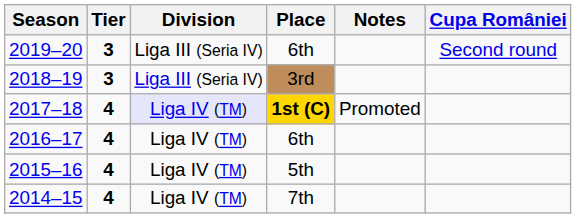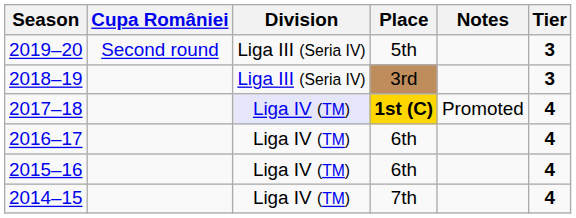columns swapped: (108, 20) <-> (498, 20)
(301, 50) 6th -> (404, 50) 5th
(301, 169) 5th -> (404, 169) 6th
